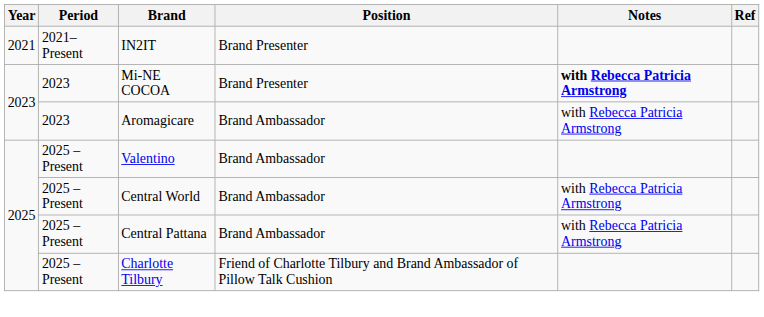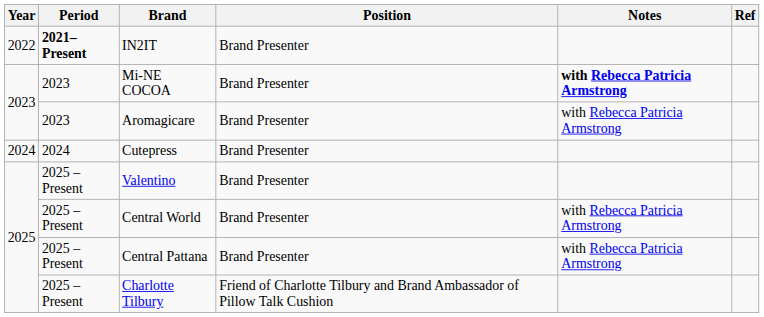(22, 45) 2021 -> (22, 45) 2022
(62, 45) normal -> (64, 45) bold
(272, 120) Brand Ambassador -> (264, 120) Brand Presenter
+ row: (150, 150)
(272, 158) Brand Ambassador -> (264, 180) Brand Presenter
(272, 196) Brand Ambassador -> (264, 218) Brand Presenter
(272, 234) Brand Ambassador -> (264, 256) Brand Presenter
